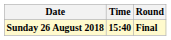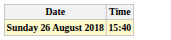- column: (150, 12)
